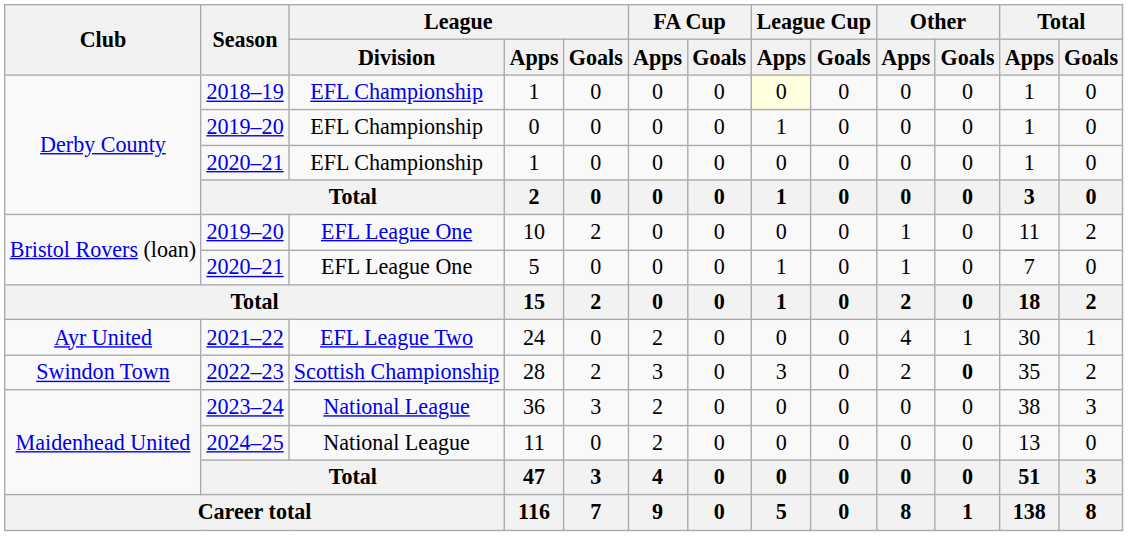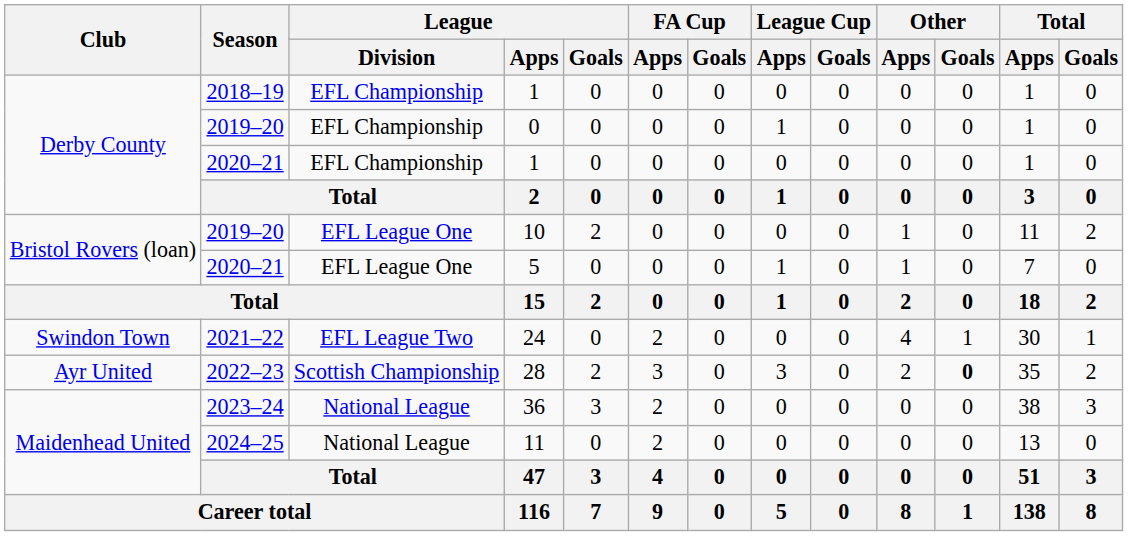(781, 92) lightyellow background -> (781, 92) no background
(103, 337) Ayr United -> (103, 337) Swindon Town
(103, 372) Swindon Town -> (103, 372) Ayr United
